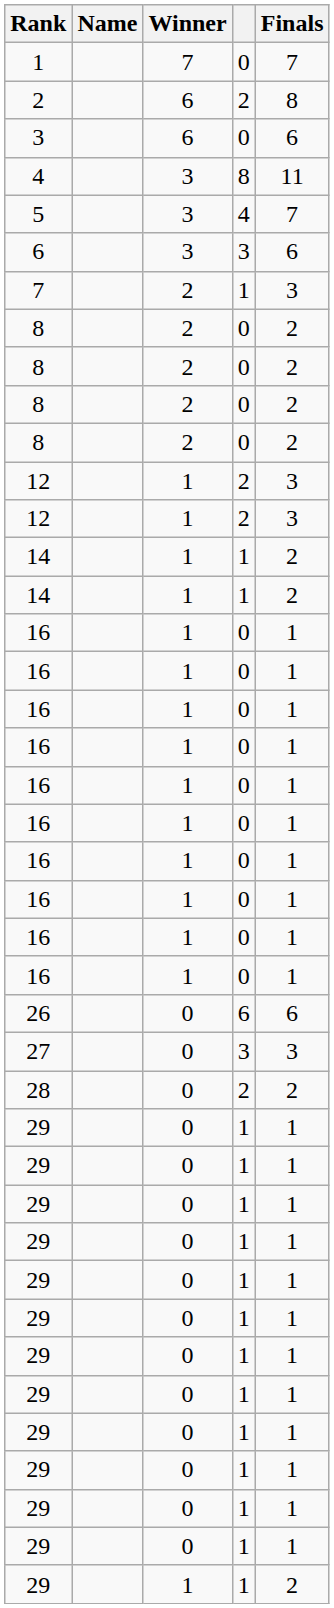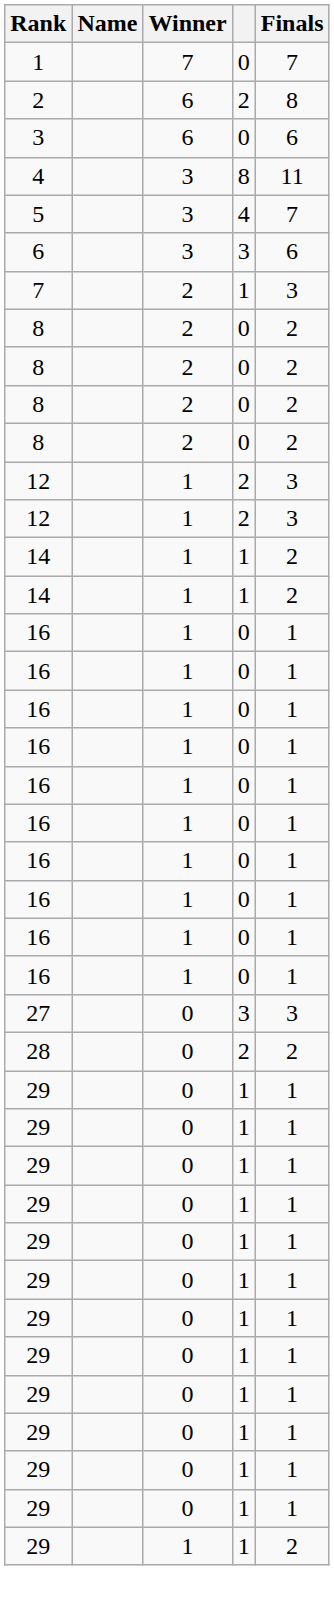- row: (38, 1013)
